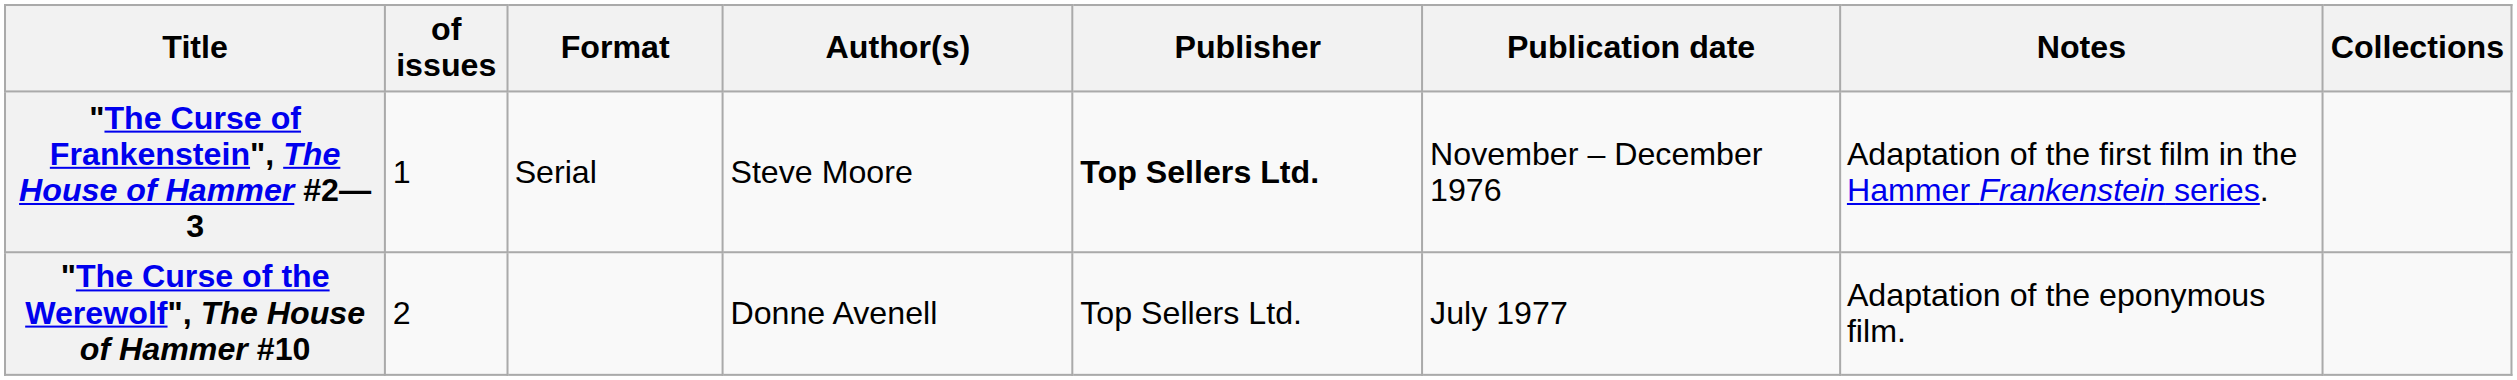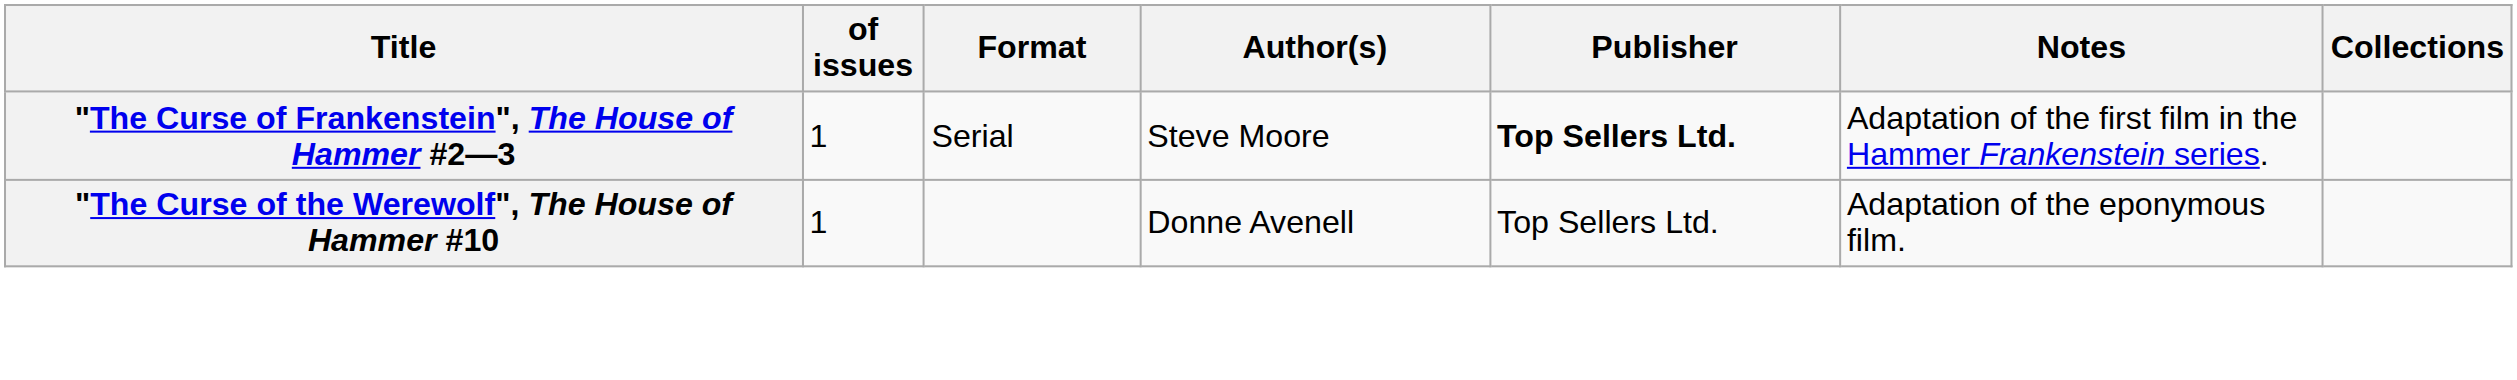- column: (1631, 48)
(402, 312) 2 -> (818, 222) 1
